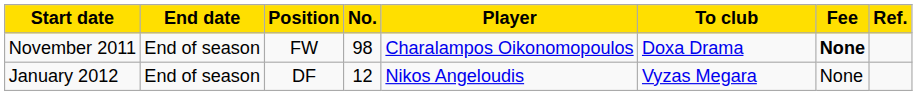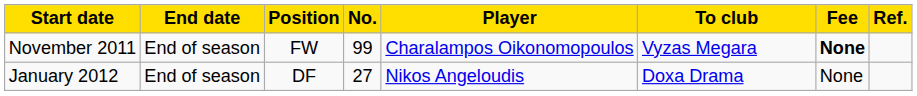(363, 47) 98 -> (363, 47) 99
(693, 47) Doxa Drama -> (699, 47) Vyzas Megara
(363, 76) 12 -> (363, 76) 27
(699, 76) Vyzas Megara -> (693, 76) Doxa Drama
